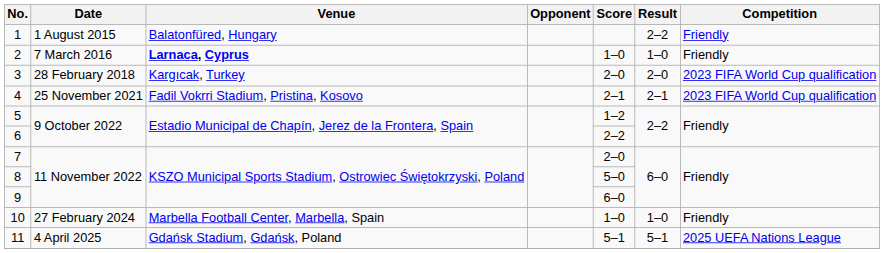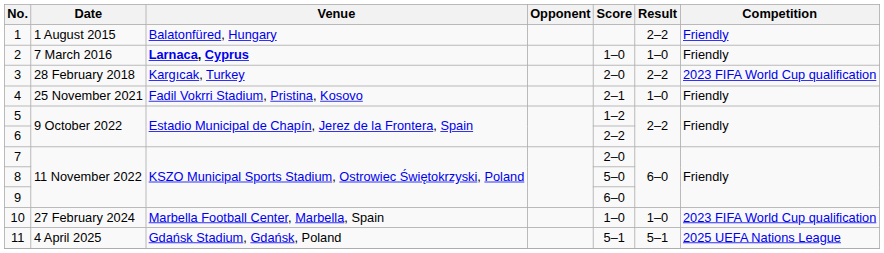(658, 75) 2–0 -> (658, 75) 2–2
(658, 95) 2–1 -> (658, 95) 1–0
(780, 95) 2023 FIFA World Cup qualification -> (706, 95) Friendly
(706, 217) Friendly -> (780, 217) 2023 FIFA World Cup qualification
